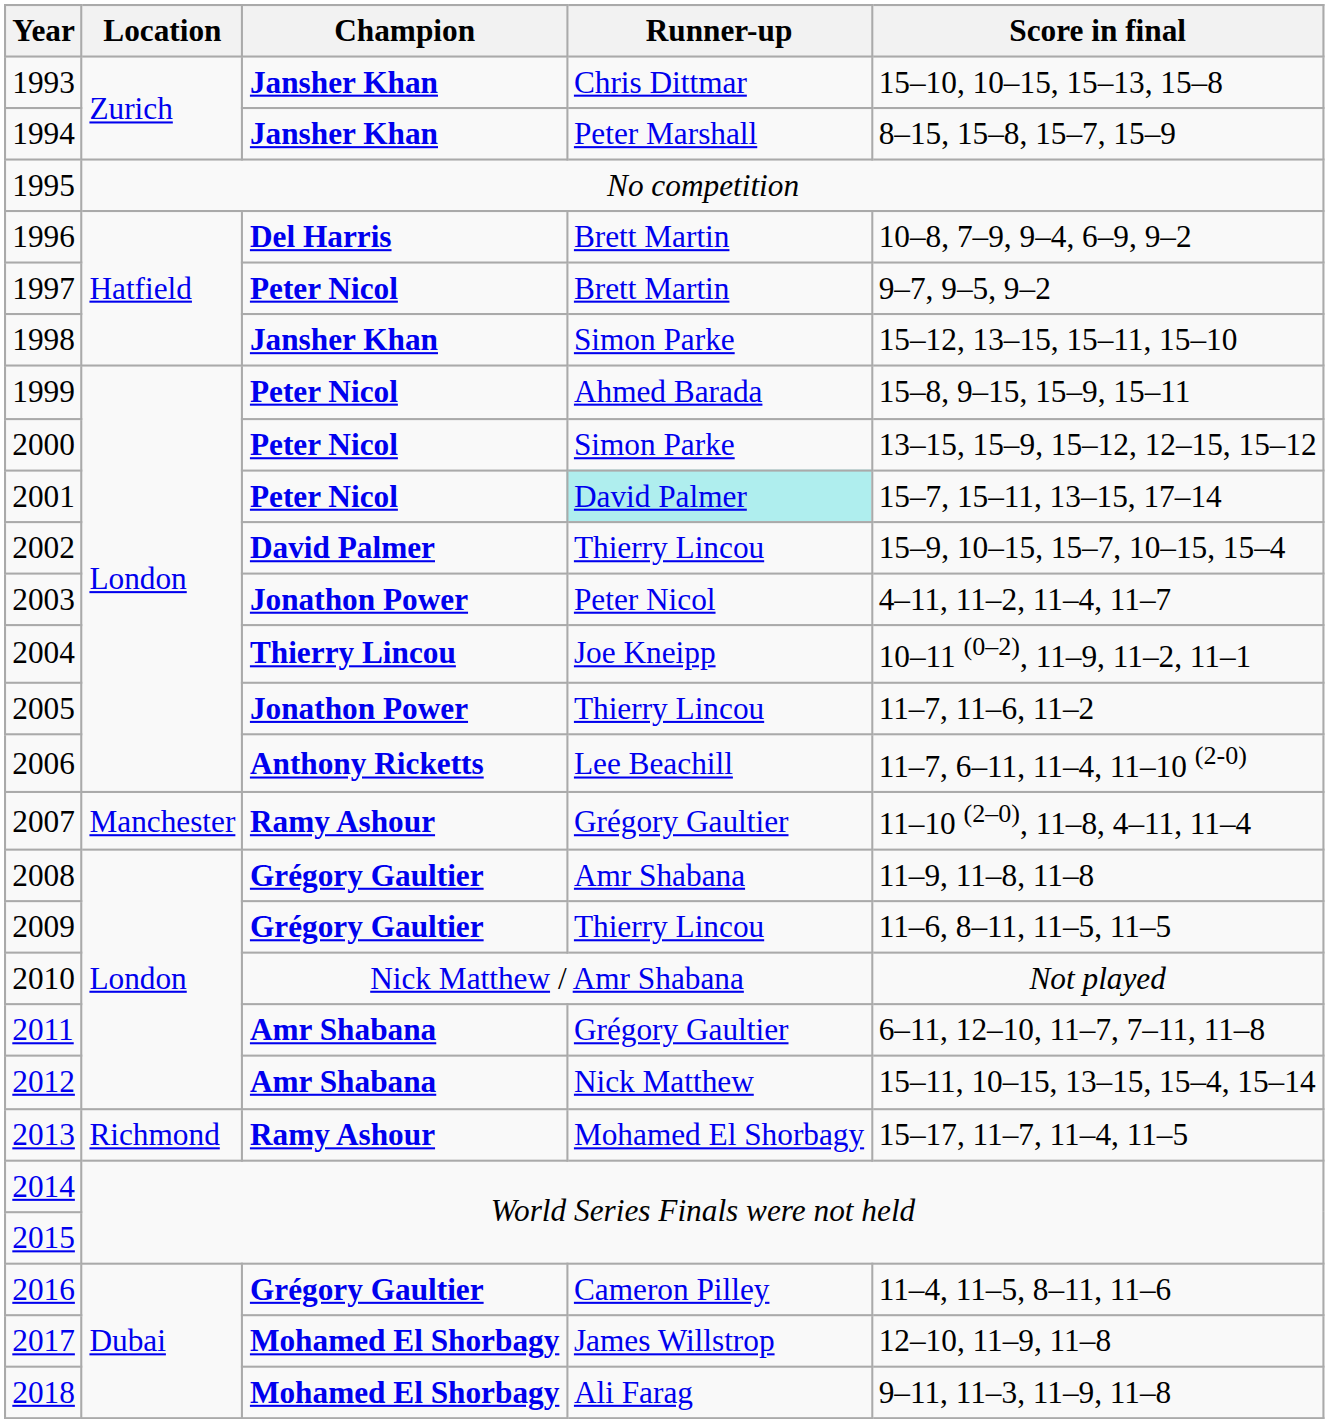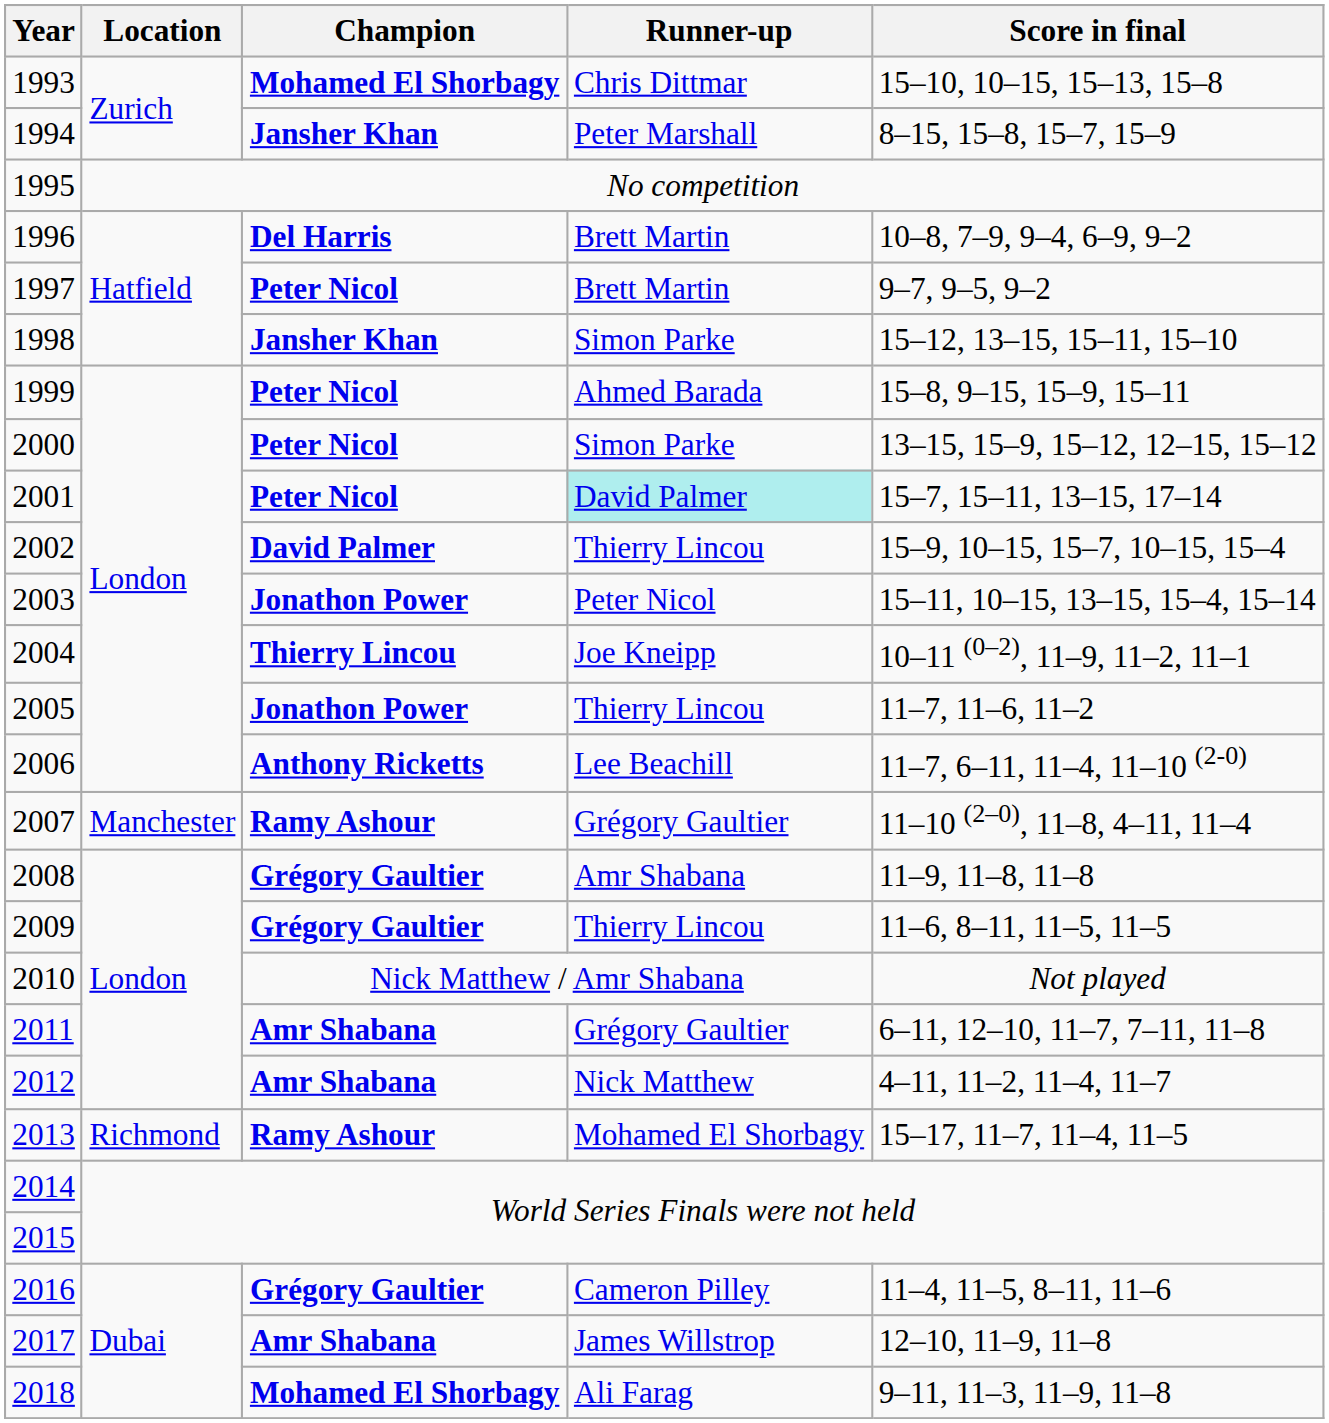(344, 82) Jansher Khan -> (405, 82) Mohamed El Shorbagy
(1025, 598) 4–11, 11–2, 11–4, 11–7 -> (1097, 598) 15–11, 10–15, 13–15, 15–4, 15–14
(1097, 1082) 15–11, 10–15, 13–15, 15–4, 15–14 -> (1025, 1082) 4–11, 11–2, 11–4, 11–7
(405, 1340) Mohamed El Shorbagy -> (343, 1340) Amr Shabana
